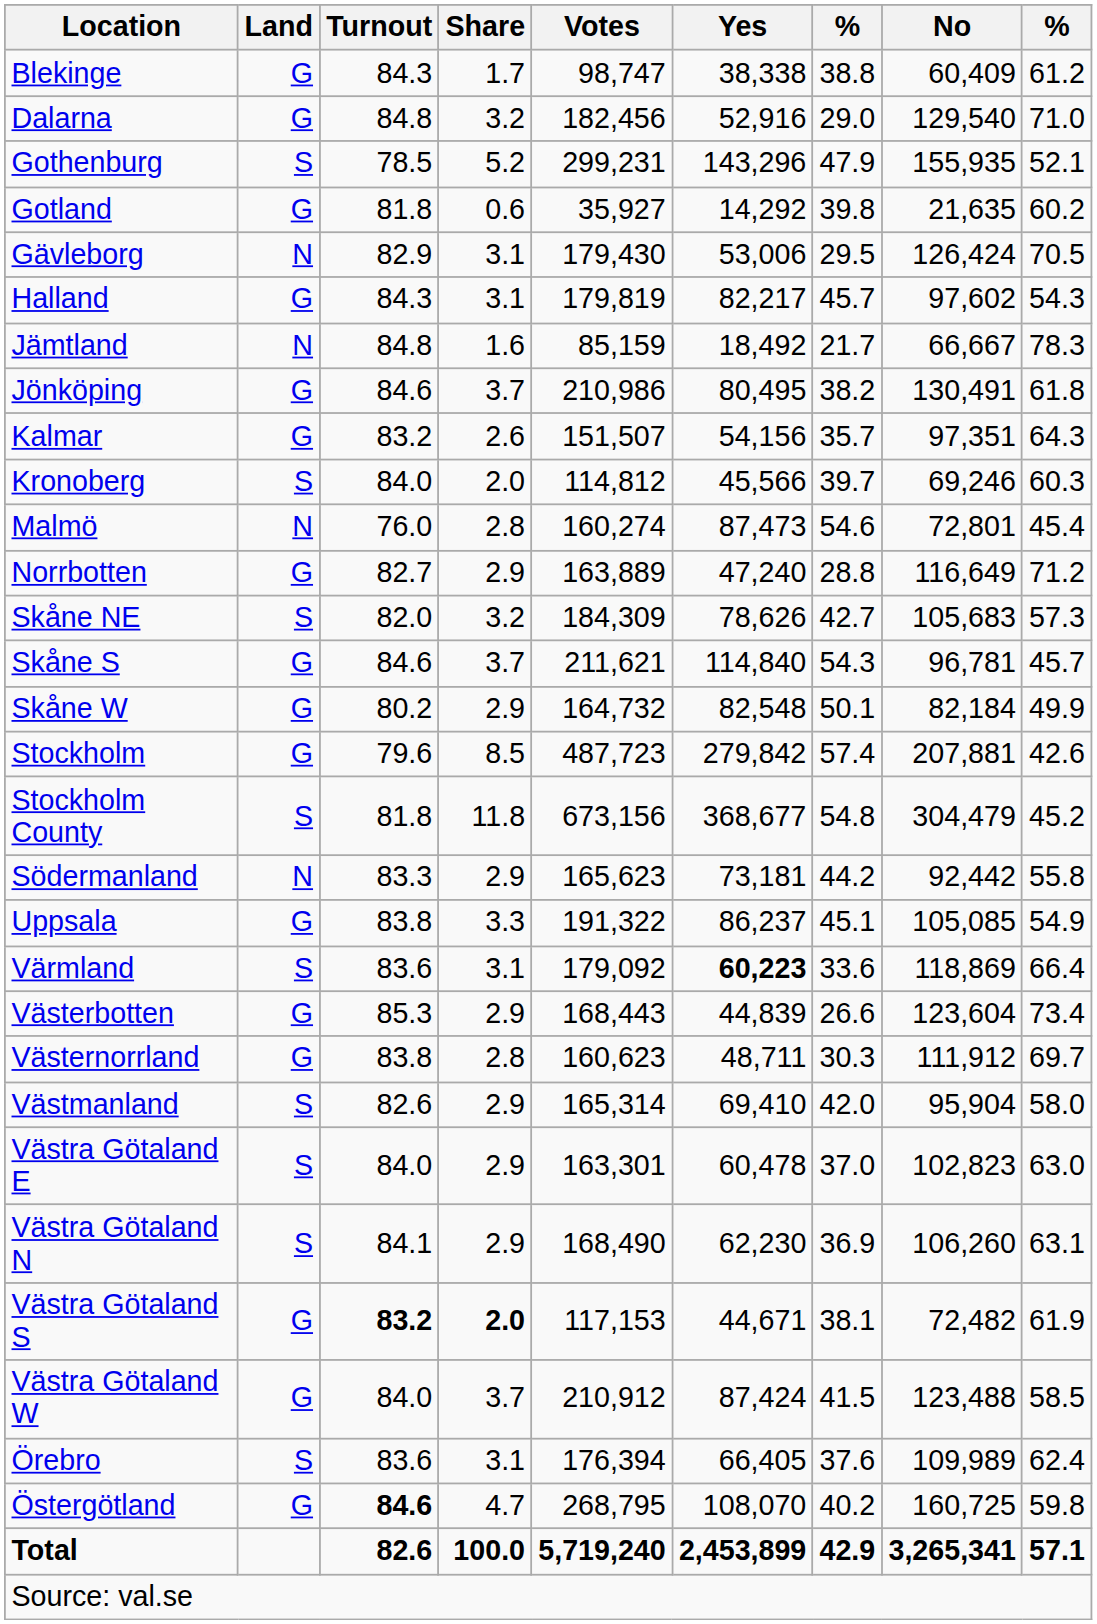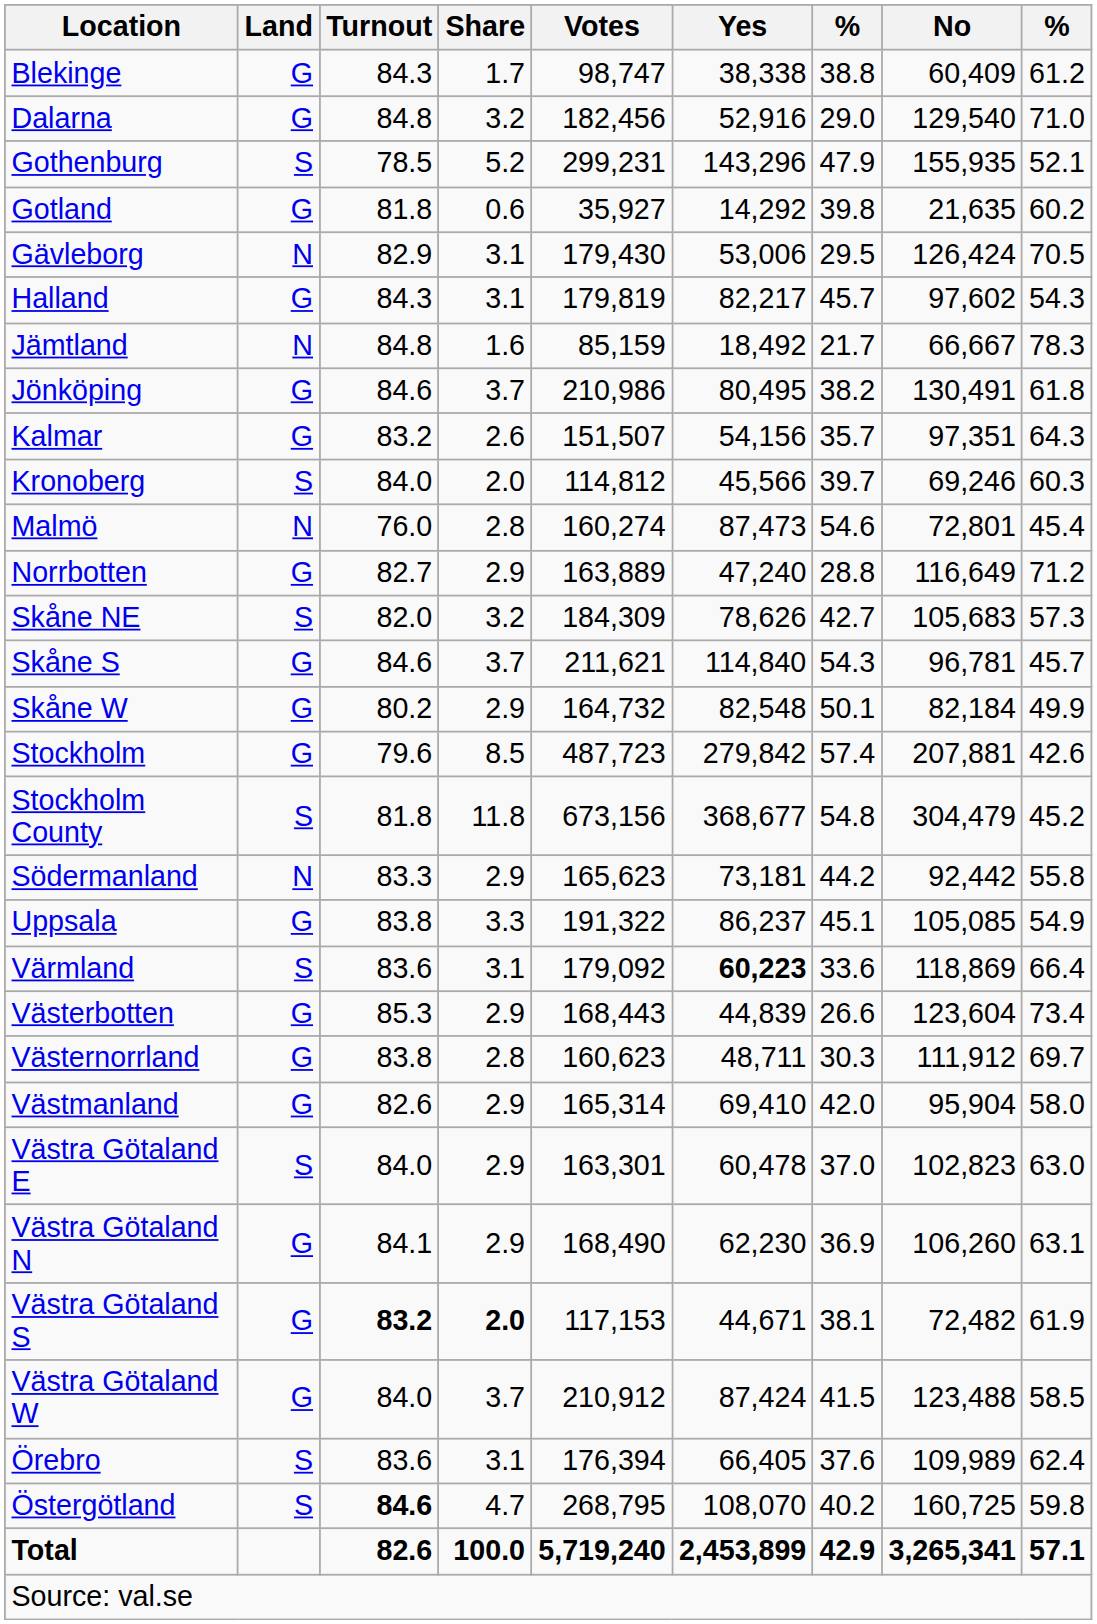(303, 1104) S -> (302, 1104) G
(303, 1243) S -> (302, 1243) G
(302, 1505) G -> (303, 1505) S
